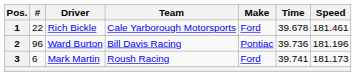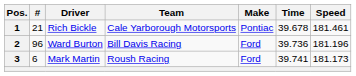(38, 28) 22 -> (38, 28) 21
(251, 28) Ford -> (257, 28) Pontiac
(257, 44) Pontiac -> (251, 44) Ford
